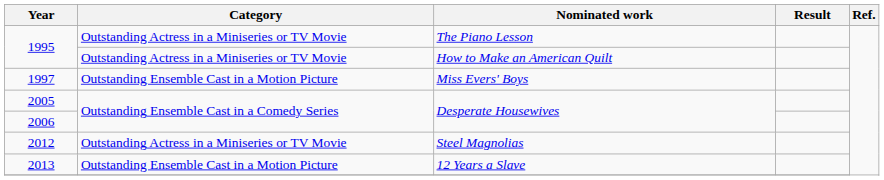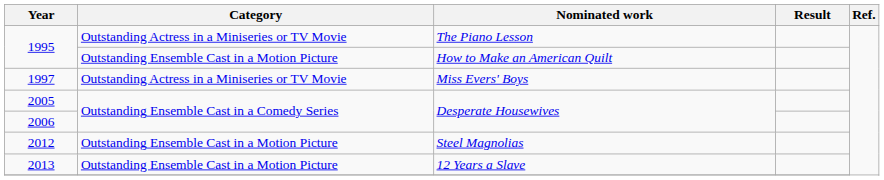(214, 57) Outstanding Actress in a Miniseries or TV Movie -> (209, 57) Outstanding Ensemble Cast in a Motion Picture
(209, 79) Outstanding Ensemble Cast in a Motion Picture -> (214, 79) Outstanding Actress in a Miniseries or TV Movie
(214, 143) Outstanding Actress in a Miniseries or TV Movie -> (209, 143) Outstanding Ensemble Cast in a Motion Picture
